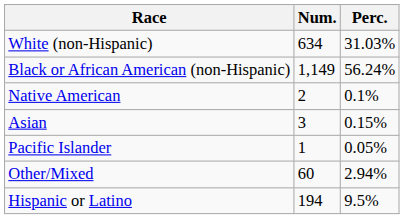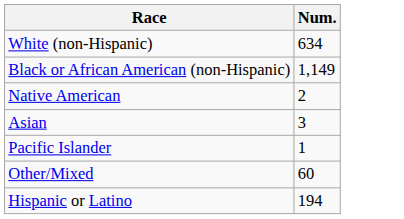- column: (370, 17)
